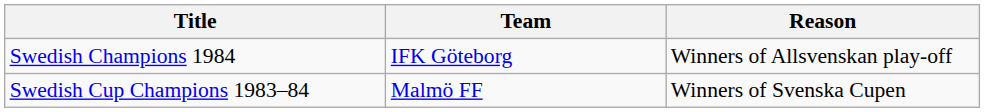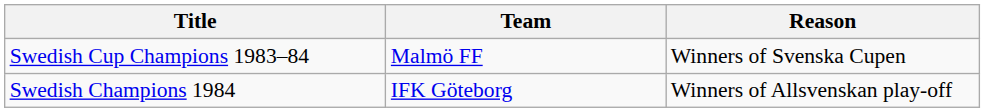rows swapped: (122, 55) <-> (159, 90)
